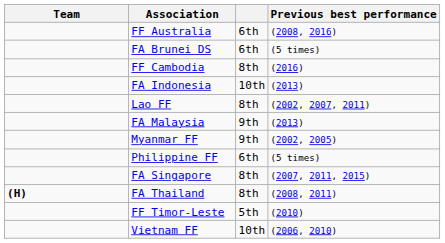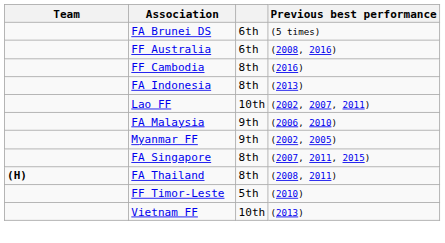rows swapped: (171, 31) <-> (171, 49)
(252, 85) 10th -> (249, 85) 8th
(249, 103) 8th -> (252, 103) 10th
(287, 122) (2013) -> (304, 122) (2006, 2010)
- row: (175, 158)
(304, 230) (2006, 2010) -> (287, 212) (2013)
